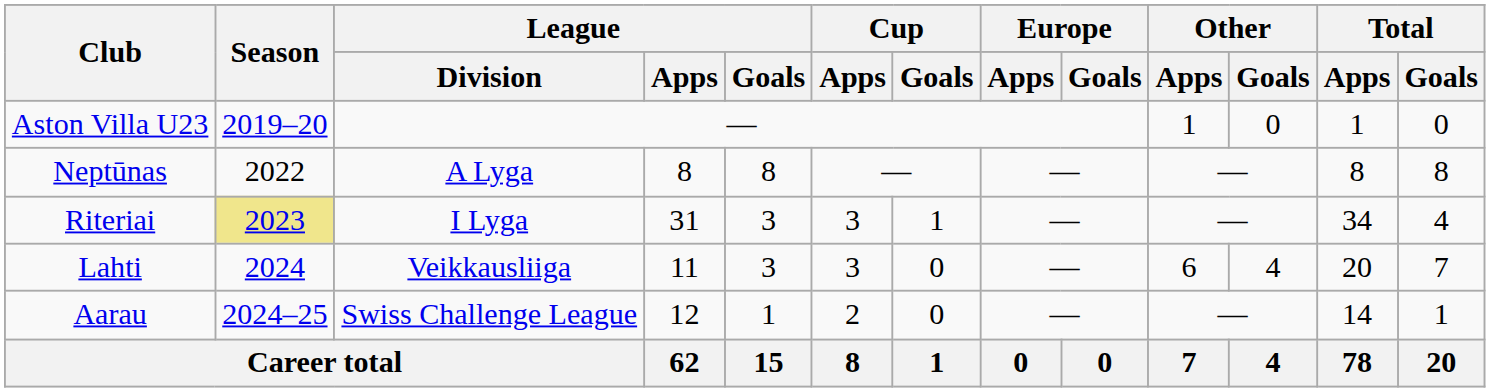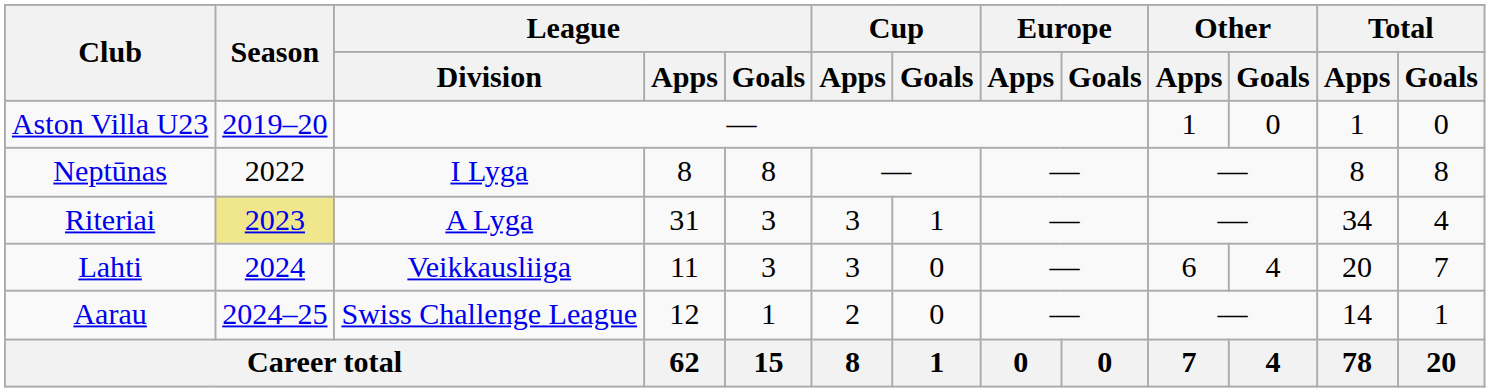(489, 171) A Lyga -> (489, 171) I Lyga
(489, 219) I Lyga -> (489, 219) A Lyga
